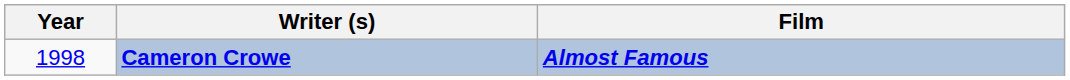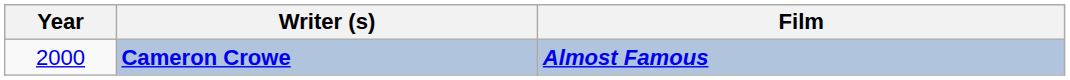(61, 57) 1998 -> (61, 57) 2000
